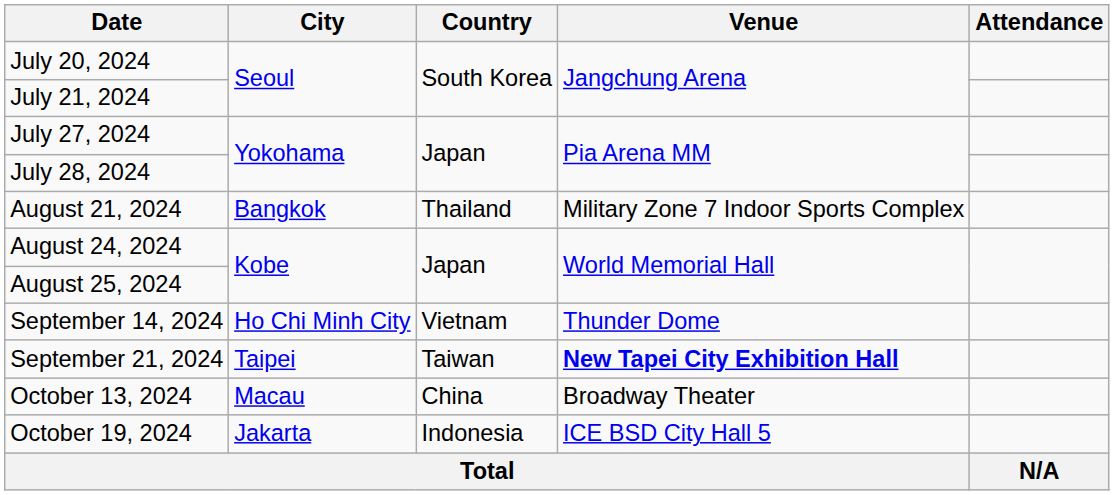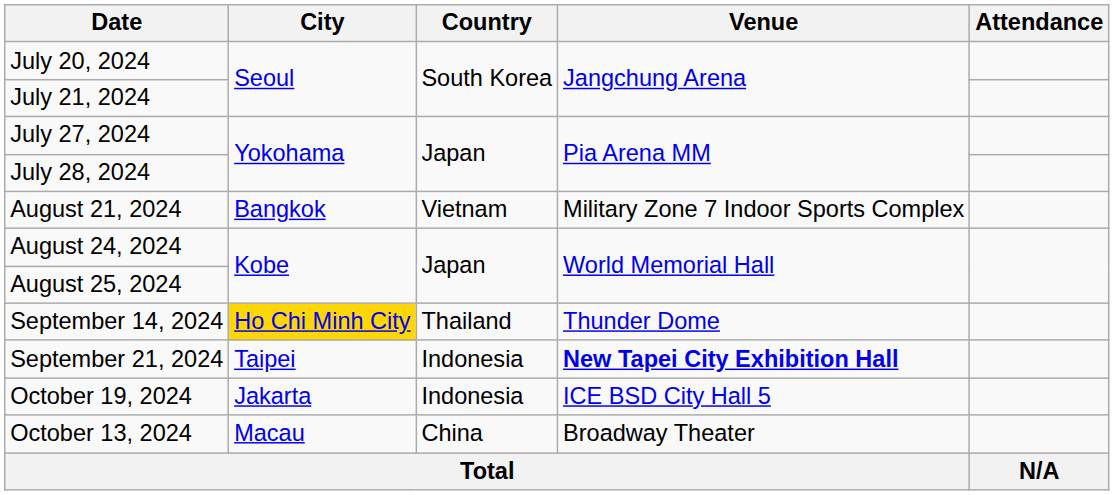(467, 209) Thailand -> (464, 209) Vietnam
(322, 321) no background -> (322, 321) gold background
(464, 321) Vietnam -> (467, 321) Thailand
(458, 358) Taiwan -> (472, 358) Indonesia
rows swapped: (101, 396) <-> (101, 433)
